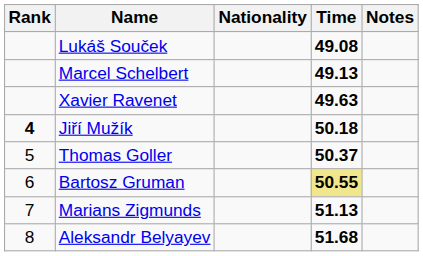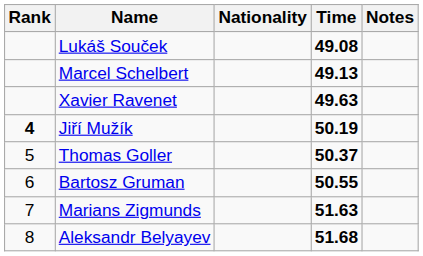(336, 127) 50.18 -> (336, 127) 50.19
(336, 182) khaki background -> (336, 182) no background
(336, 210) 51.13 -> (336, 210) 51.63
